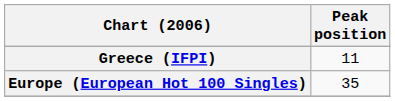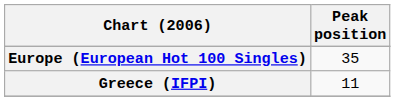rows swapped: (158, 83) <-> (157, 59)
